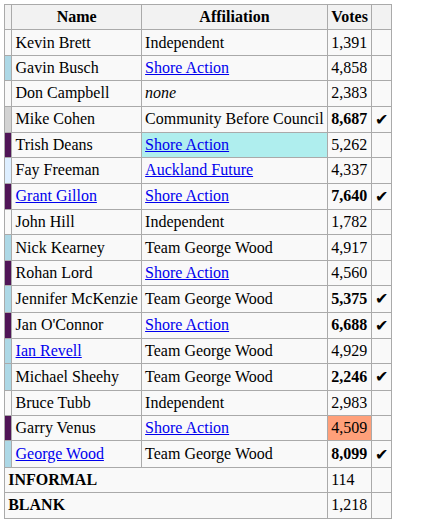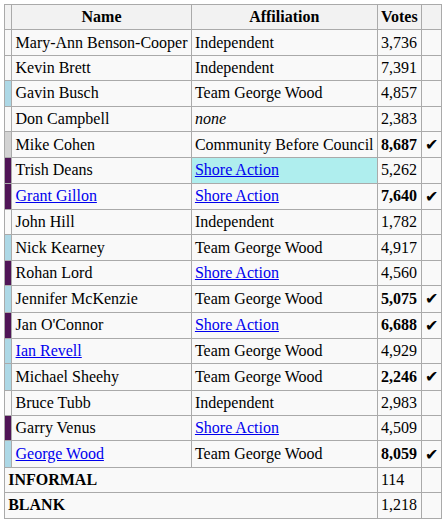+ row: (102, 42)
(349, 42) 1,391 -> (399, 67) 7,391
(187, 67) Shore Action -> (259, 93) Team George Wood
(349, 67) 4,858 -> (399, 93) 4,857
- row: (58, 170)
(349, 298) 5,375 -> (399, 298) 5,075
(349, 428) lightsalmon background -> (399, 428) no background
(349, 454) 8,099 -> (399, 454) 8,059
